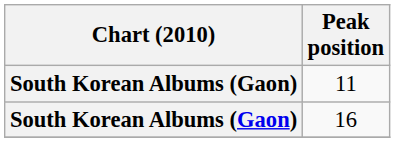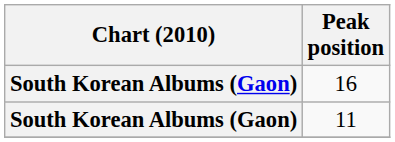rows swapped: (346, 119) <-> (346, 83)
